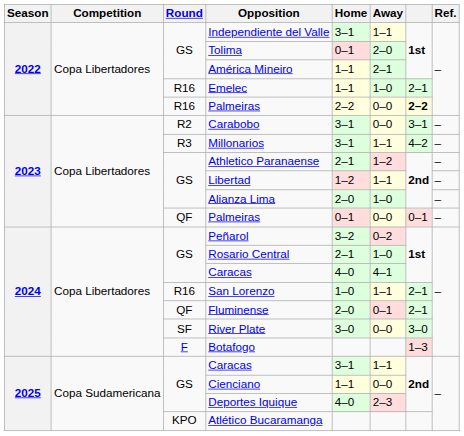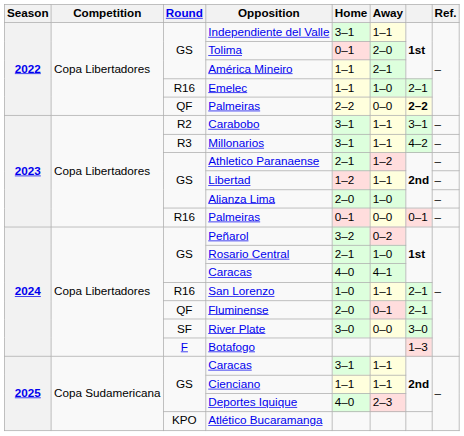(184, 106) R16 -> (184, 106) QF
(382, 124) 0–0 -> (382, 124) 1–1
(184, 217) QF -> (184, 217) R16
(382, 384) 0–0 -> (382, 384) 1–1
